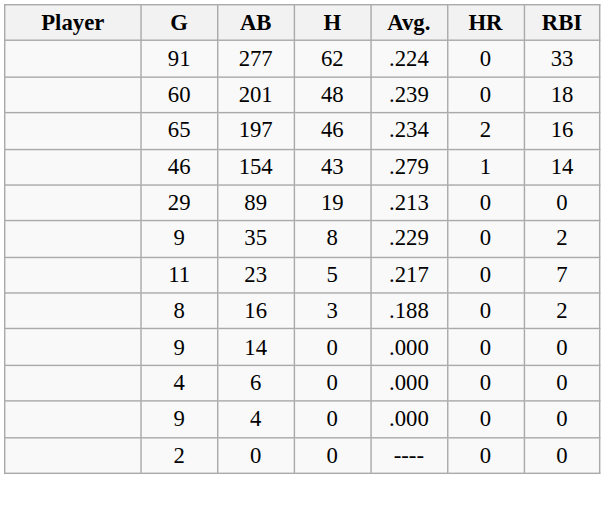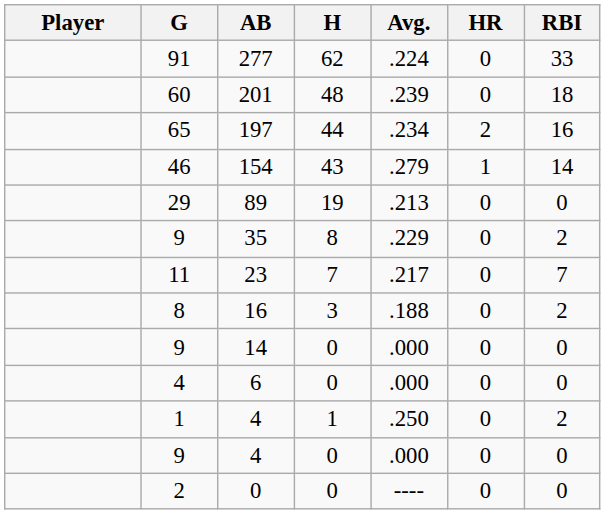(332, 130) 46 -> (332, 130) 44
(332, 274) 5 -> (332, 274) 7
+ row: (179, 418)
